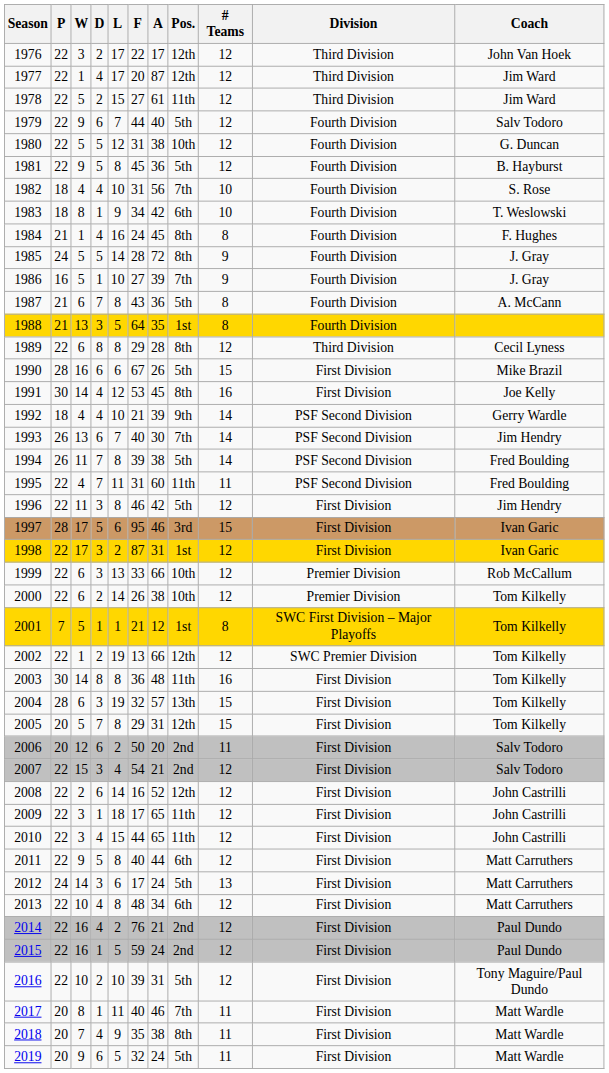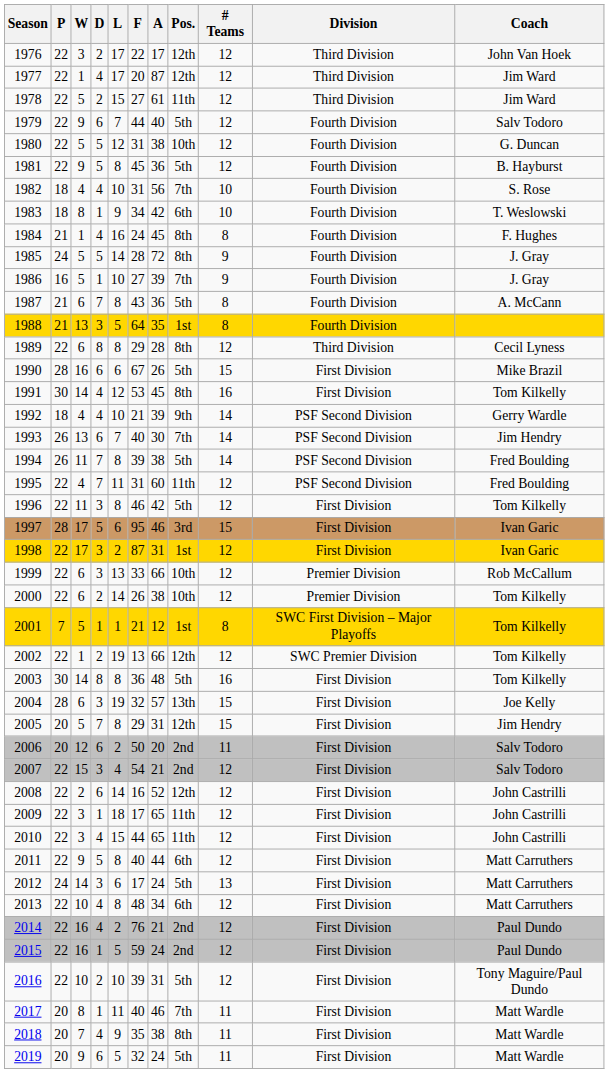(529, 393) Joe Kelly -> (529, 393) Tom Kilkelly
(225, 483) 11 -> (225, 483) 12
(529, 506) Jim Hendry -> (529, 506) Tom Kilkelly
(183, 680) 11th -> (183, 680) 5th
(529, 702) Tom Kilkelly -> (529, 702) Joe Kelly
(529, 725) Tom Kilkelly -> (529, 725) Jim Hendry
